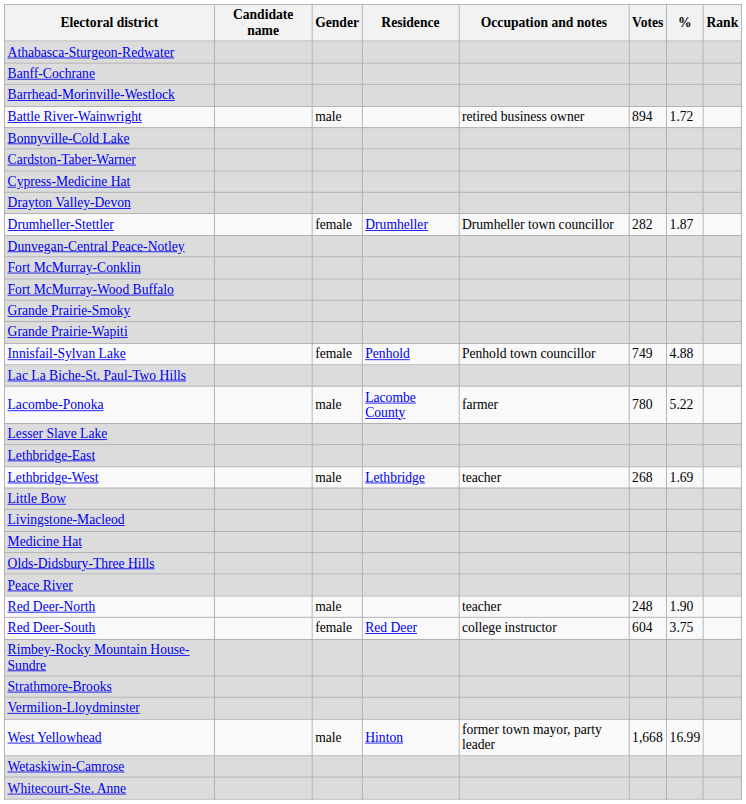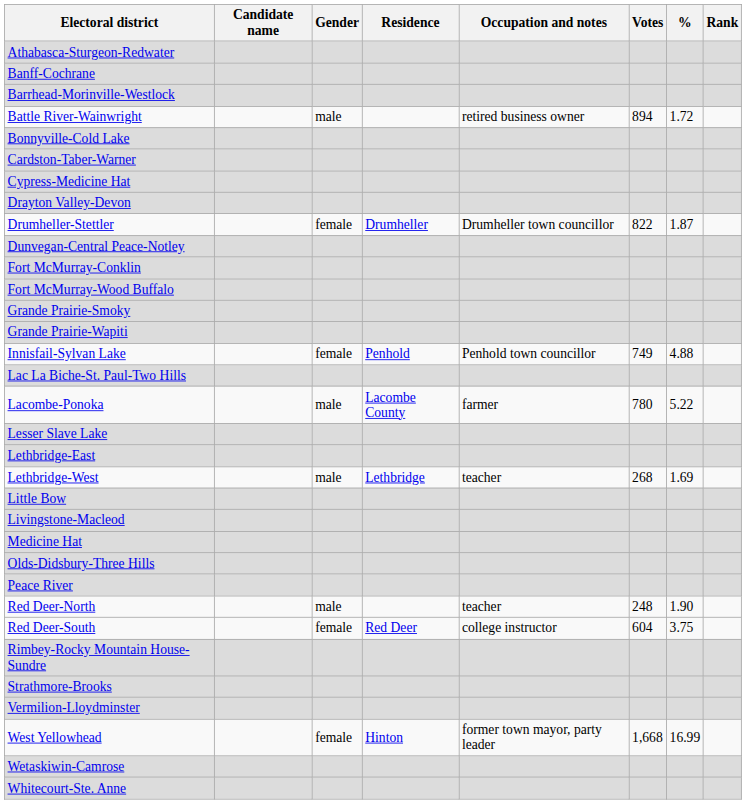(642, 224) 282 -> (642, 224) 822
(328, 737) male -> (334, 737) female
